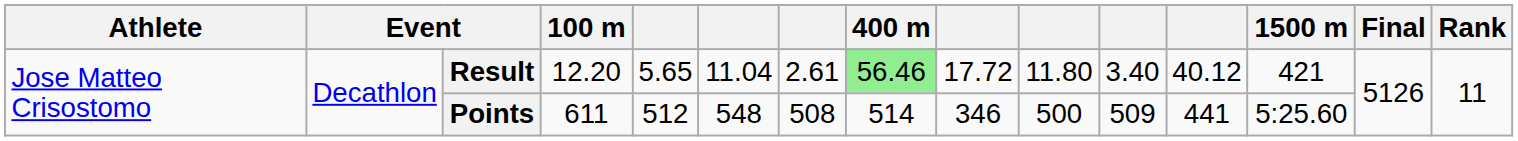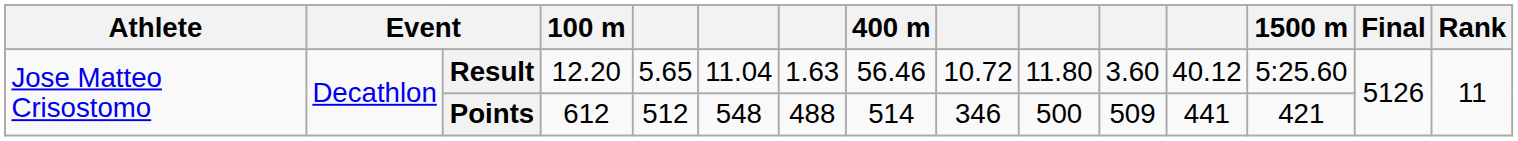(812, 71) 2.61 -> (812, 71) 1.63
(891, 71) lightgreen background -> (891, 71) no background
(978, 71) 17.72 -> (978, 71) 10.72
(1132, 71) 3.40 -> (1132, 71) 3.60
(1301, 71) 421 -> (1301, 71) 5:25.60
(586, 115) 611 -> (586, 115) 612
(812, 115) 508 -> (812, 115) 488
(1301, 115) 5:25.60 -> (1301, 115) 421
